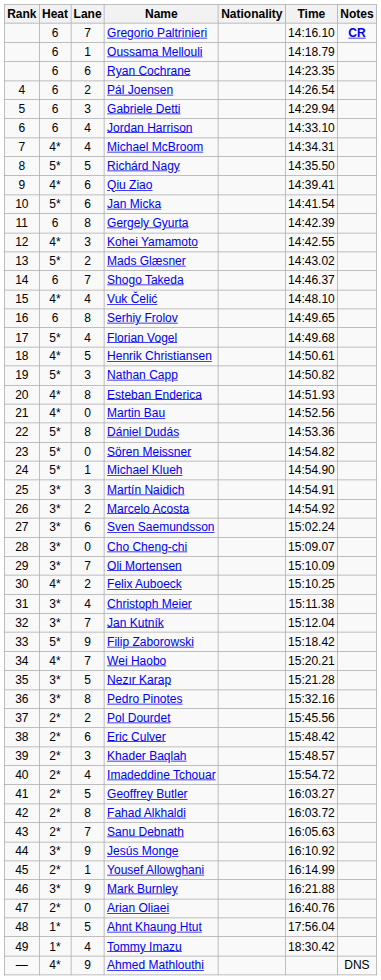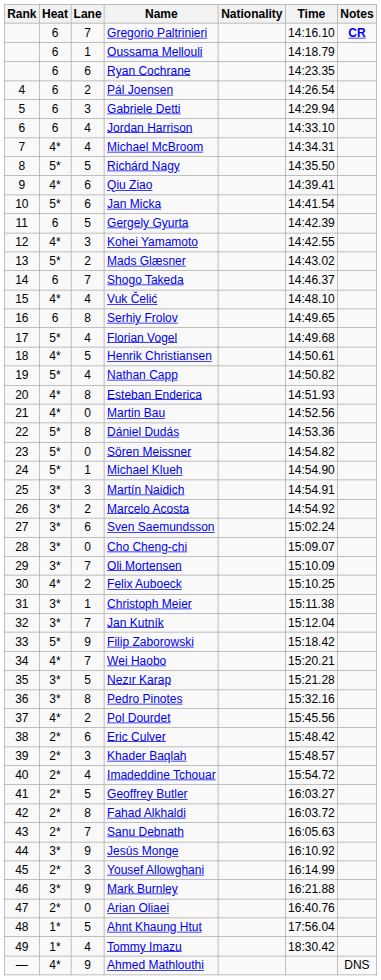(88, 223) 8 -> (88, 223) 5
(88, 375) 3 -> (88, 375) 4
(88, 603) 4 -> (88, 603) 1
(55, 718) 2* -> (55, 718) 4*
(88, 870) 1 -> (88, 870) 3
